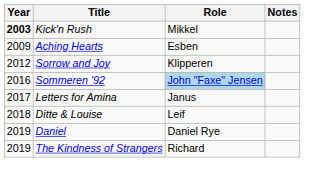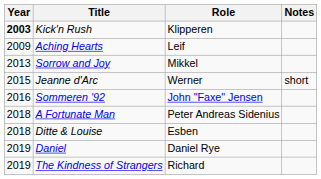(183, 30) Mikkel -> (190, 30) Klipperen
(183, 47) Esben -> (176, 47) Leif
(19, 64) 2012 -> (19, 64) 2013
(190, 64) Klipperen -> (183, 64) Mikkel
+ row: (67, 81)
(215, 81) lightblue background -> (215, 98) no background
- row: (76, 98)
+ row: (75, 115)
(176, 115) Leif -> (183, 132) Esben
